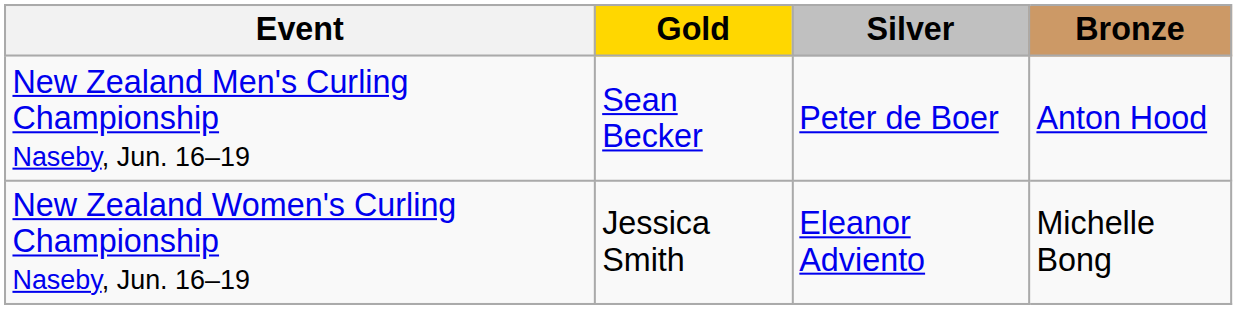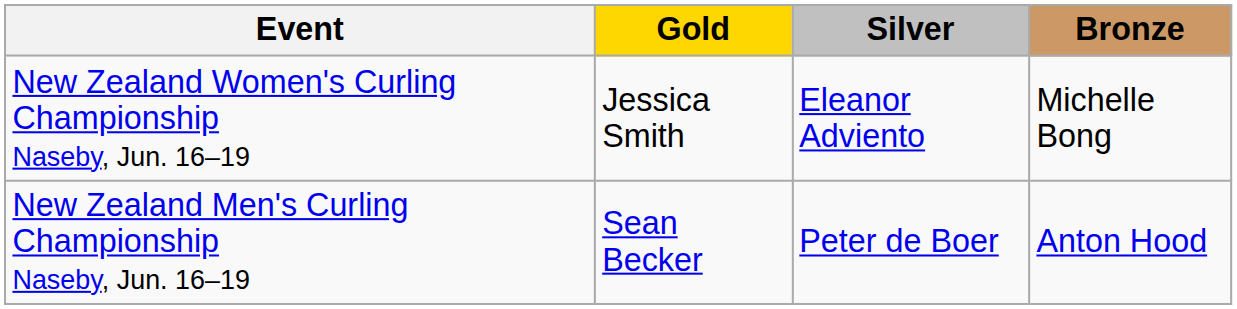rows swapped: (210, 117) <-> (234, 241)
